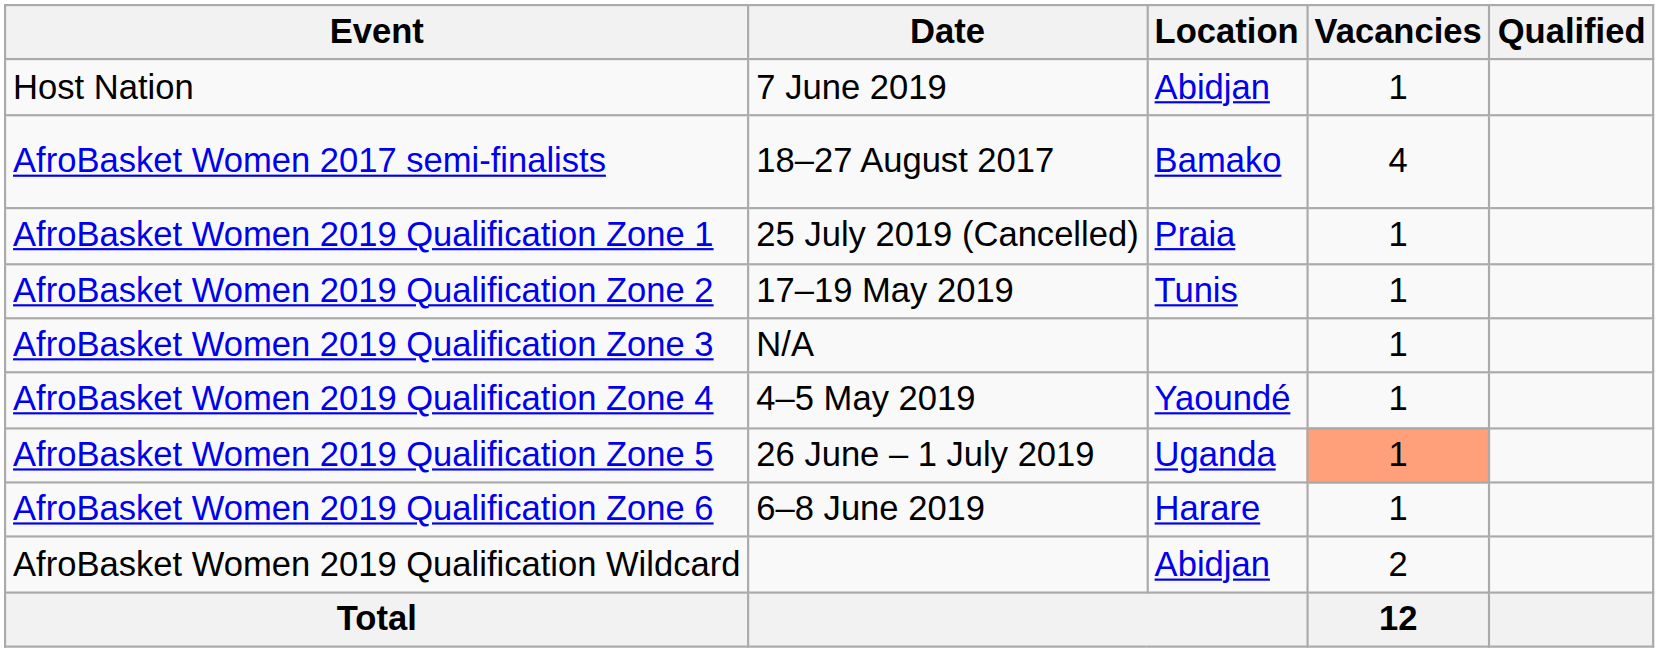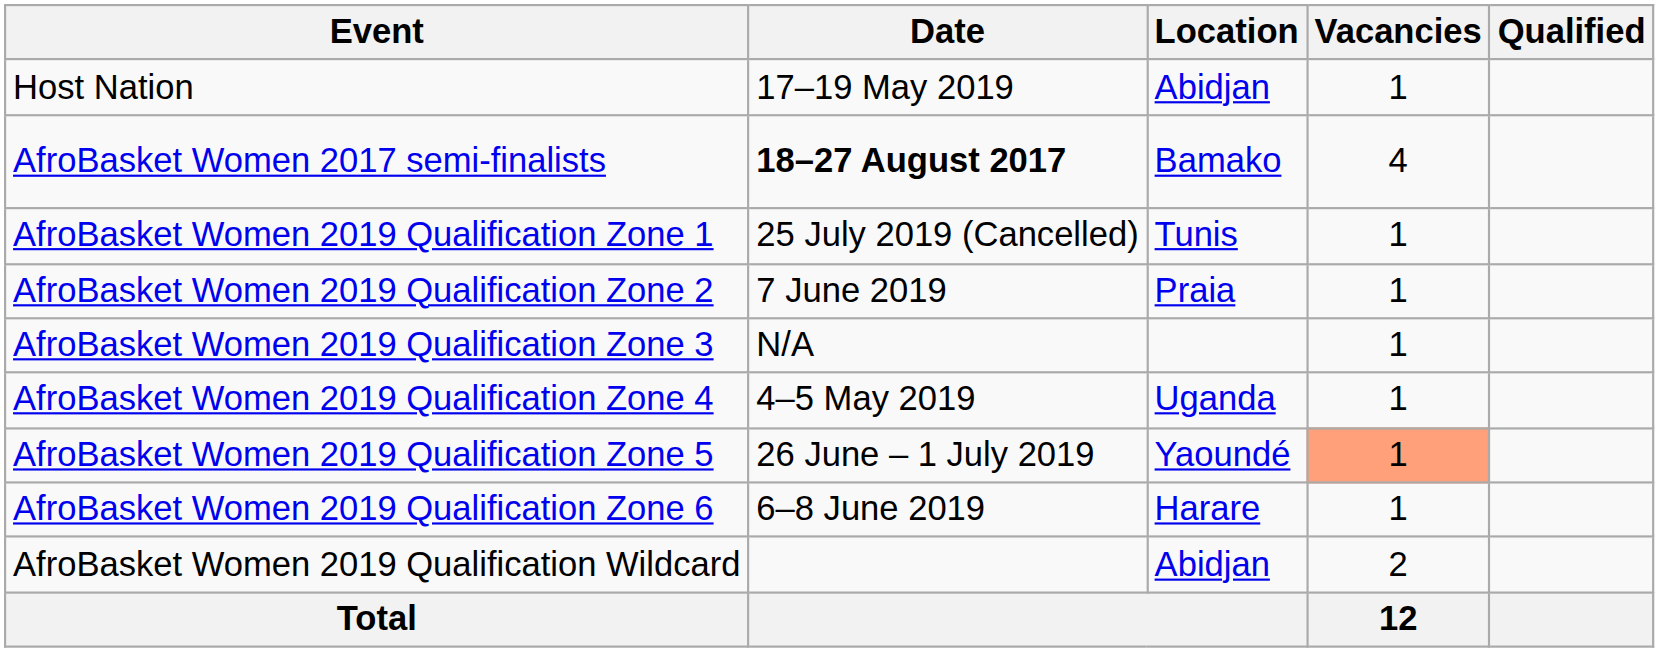(851, 86) 7 June 2019 -> (885, 86) 17–19 May 2019
(905, 160) normal -> (911, 160) bold
(1195, 235) Praia -> (1196, 235) Tunis
(885, 290) 17–19 May 2019 -> (851, 290) 7 June 2019
(1196, 290) Tunis -> (1195, 290) Praia
(1223, 399) Yaoundé -> (1215, 399) Uganda
(1215, 454) Uganda -> (1223, 454) Yaoundé
